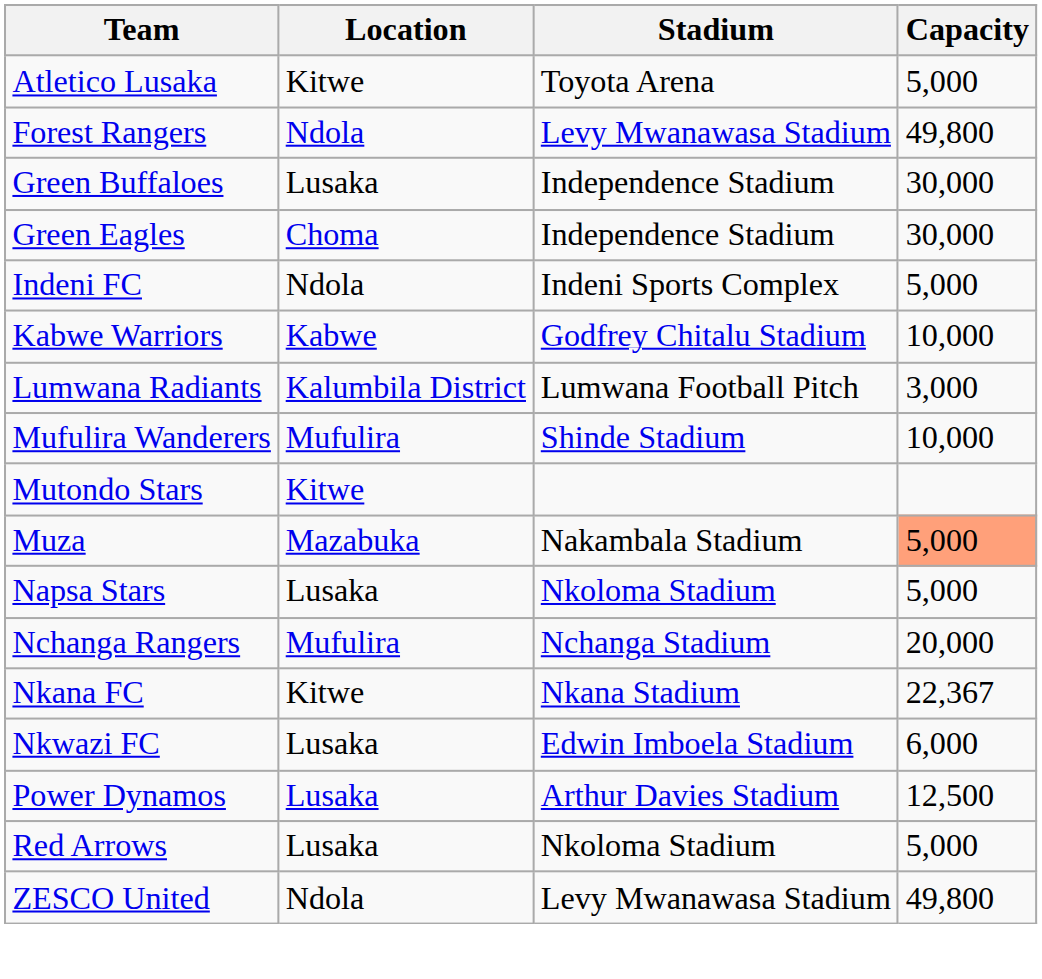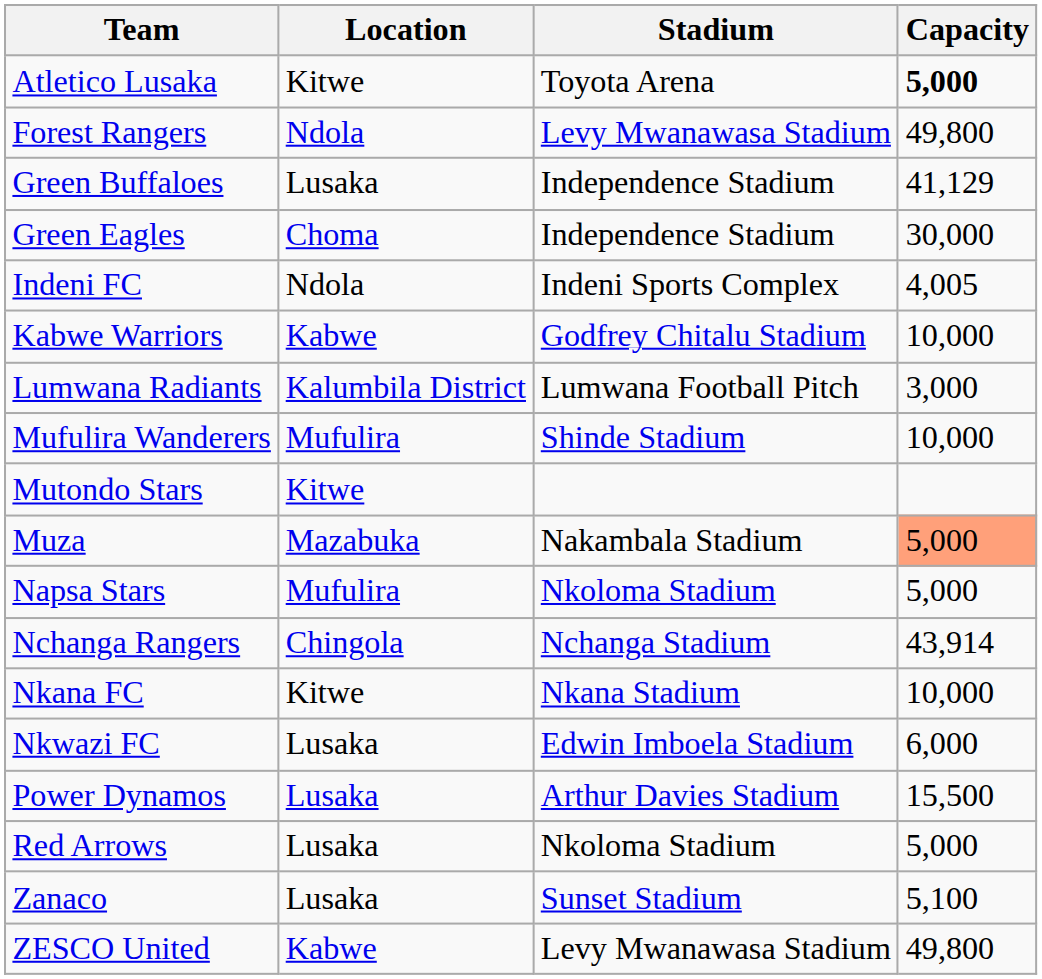(942, 81) normal -> (942, 81) bold
(950, 183) 30,000 -> (950, 183) 41,129
(942, 285) 5,000 -> (942, 285) 4,005
(332, 591) Lusaka -> (343, 591) Mufulira
(343, 642) Mufulira -> (345, 642) Chingola
(950, 642) 20,000 -> (950, 642) 43,914
(950, 693) 22,367 -> (950, 693) 10,000
(950, 795) 12,500 -> (950, 795) 15,500
+ row: (60, 897)
(325, 897) Ndola -> (331, 948) Kabwe
